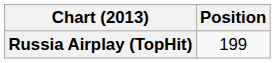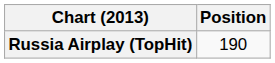(233, 44) 199 -> (233, 44) 190
